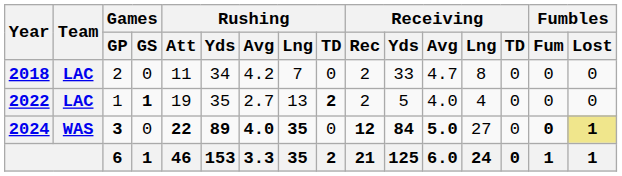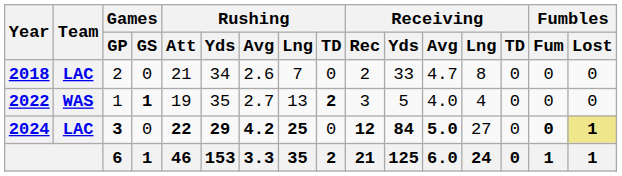(181, 74) 11 -> (181, 74) 21
(259, 74) 4.2 -> (259, 74) 2.6
(78, 102) LAC -> (78, 102) WAS
(365, 102) 2 -> (365, 102) 3
(78, 130) WAS -> (78, 130) LAC
(220, 130) 89 -> (220, 130) 29
(259, 130) 4.0 -> (259, 130) 4.2
(298, 130) 35 -> (298, 130) 25
